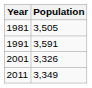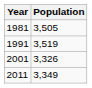(46, 43) 3,591 -> (46, 43) 3,519
